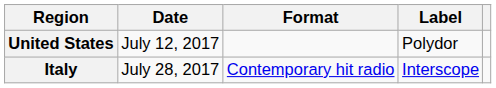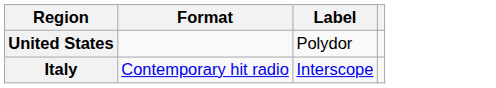- column: (170, 17)
